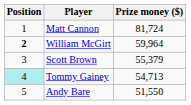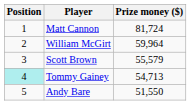(24, 44) bold -> (24, 44) normal
(149, 60) 55,379 -> (149, 60) 55,579
